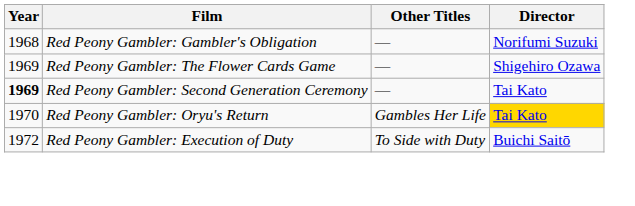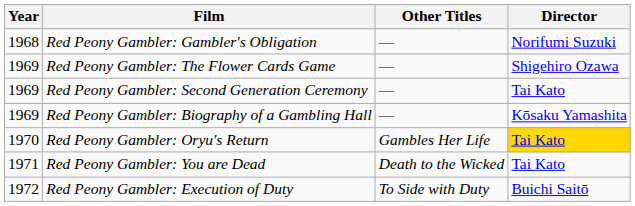(24, 90) bold -> (24, 90) normal
+ row: (209, 115)
+ row: (156, 164)
